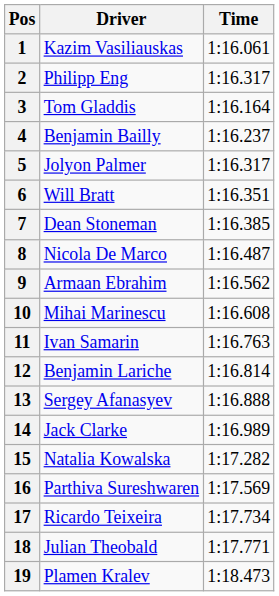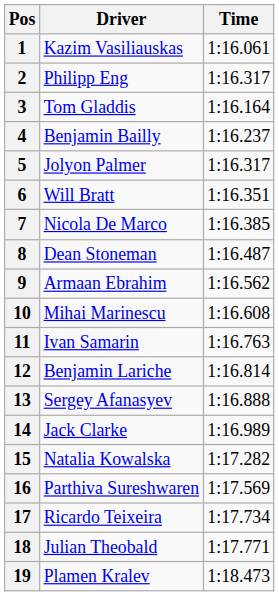(100, 224) Dean Stoneman -> (105, 224) Nicola De Marco
(105, 253) Nicola De Marco -> (100, 253) Dean Stoneman
